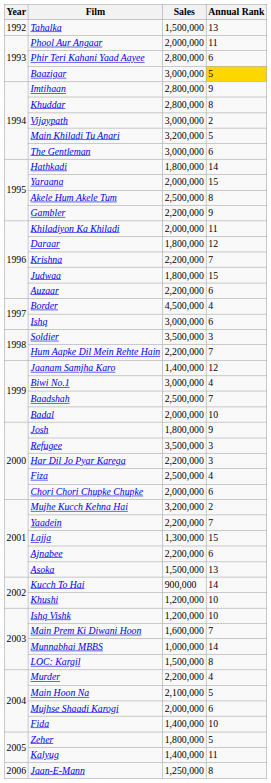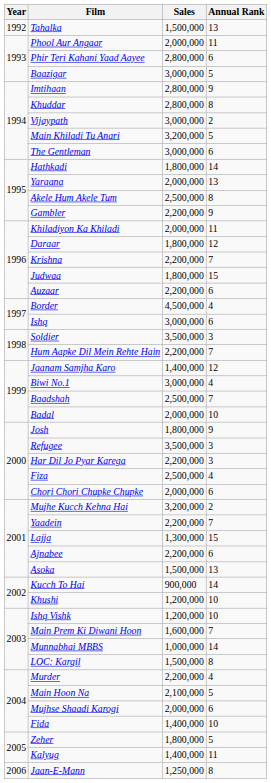(211, 74) gold background -> (211, 74) no background
(213, 182) 15 -> (213, 182) 13
